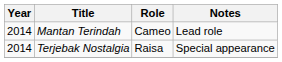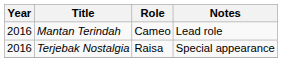(19, 31) 2014 -> (19, 31) 2016
(19, 48) 2014 -> (19, 48) 2016
